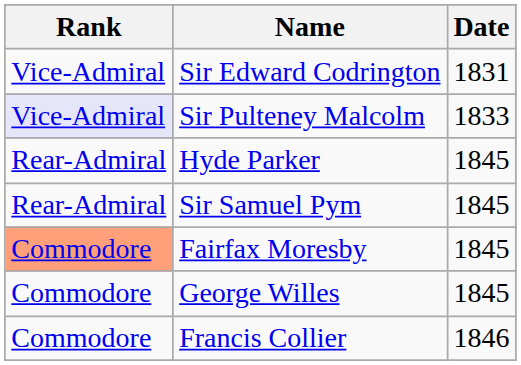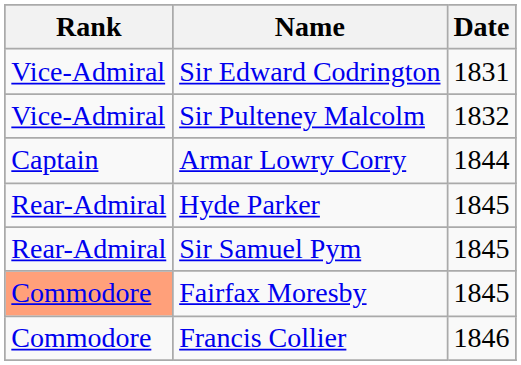(88, 115) lavender background -> (88, 115) no background
(481, 115) 1833 -> (481, 115) 1832
+ row: (293, 159)
- row: (259, 293)
